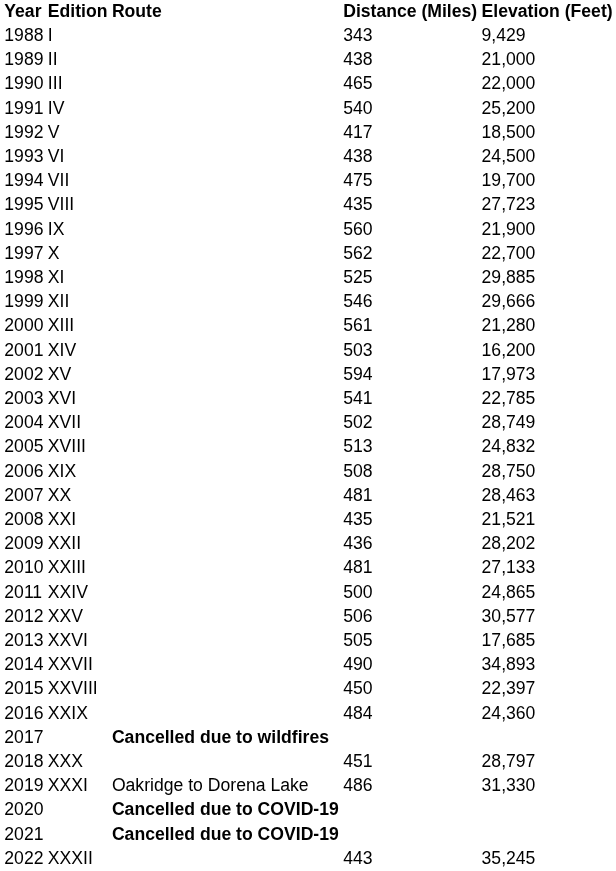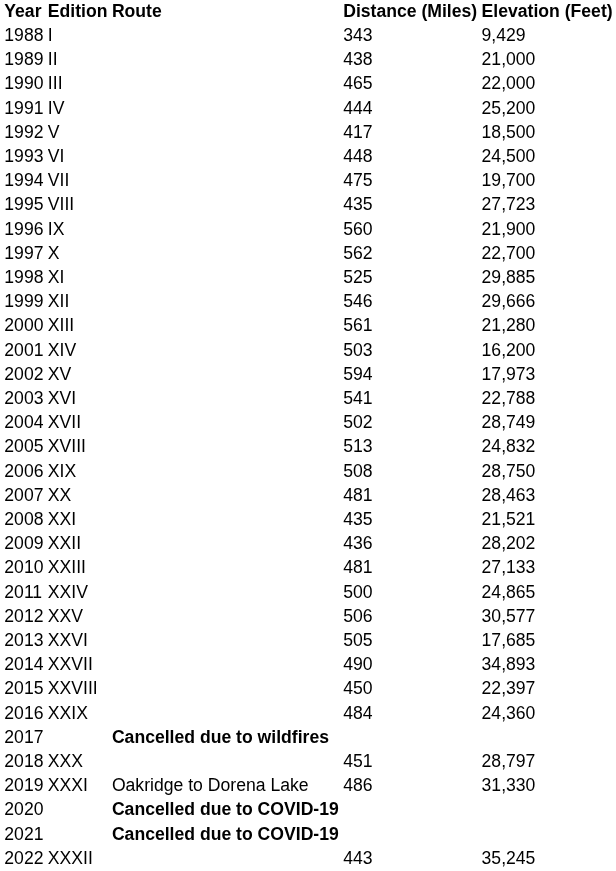(358, 107) 540 -> (358, 107) 444
(358, 156) 438 -> (358, 156) 448
(508, 398) 22,785 -> (508, 398) 22,788
